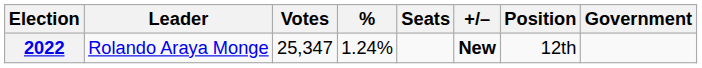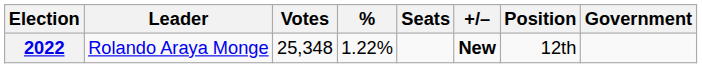(305, 47) 25,347 -> (305, 47) 25,348
(367, 47) 1.24% -> (367, 47) 1.22%
